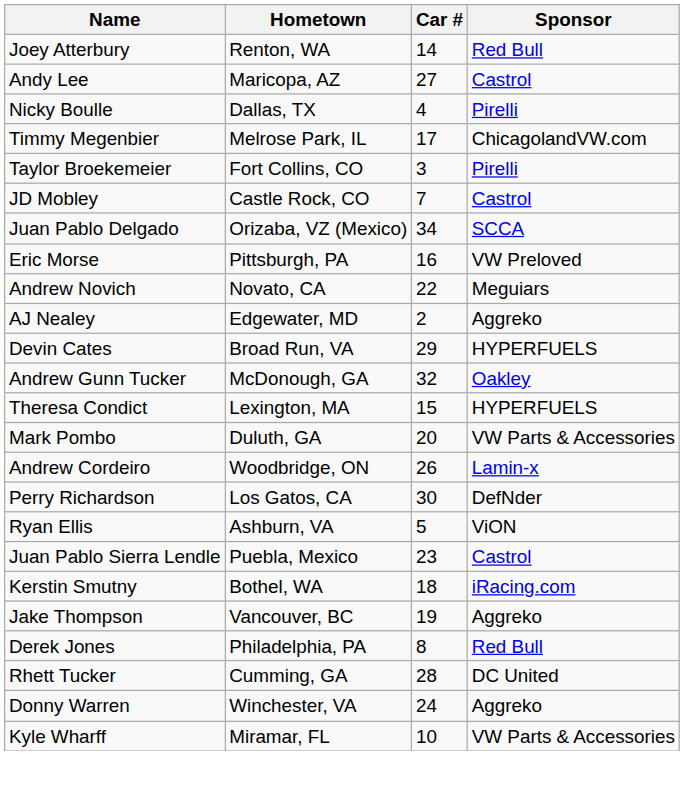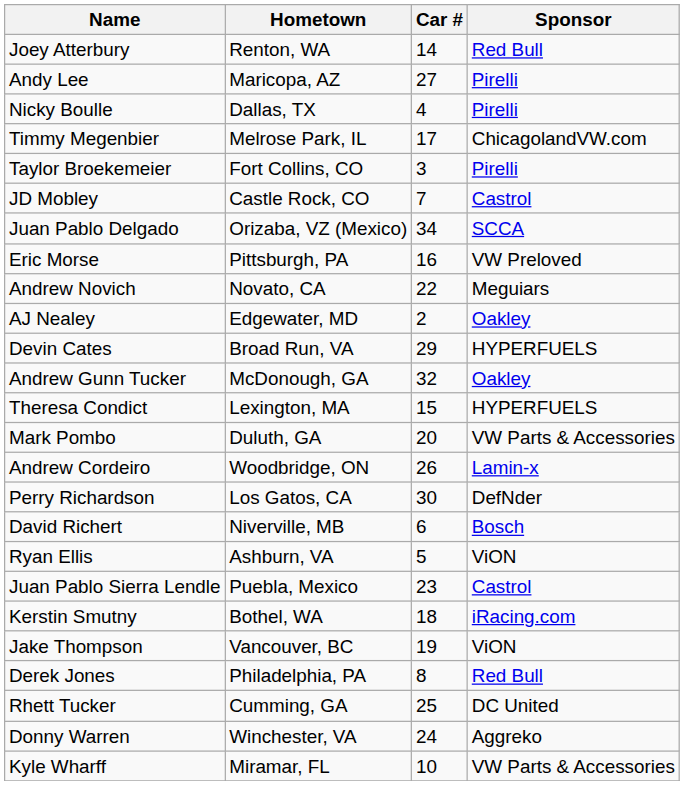(502, 79) Castrol -> (495, 79) Pirelli
(507, 318) Aggreko -> (501, 318) Oakley
+ row: (66, 527)
(507, 616) Aggreko -> (494, 646) ViON
(426, 676) 28 -> (426, 706) 25
